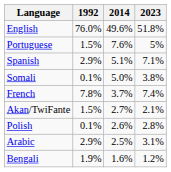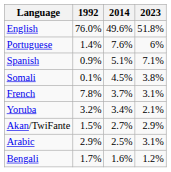(91, 45) 1.5% -> (91, 45) 1.4%
(157, 45) 5% -> (157, 45) 6%
(91, 61) 2.9% -> (91, 61) 0.9%
(122, 77) 5.0% -> (122, 77) 4.5%
(153, 93) 7.4% -> (153, 93) 3.1%
+ row: (22, 110)
(153, 110) 2.1% -> (153, 126) 2.9%
- row: (19, 126)
(91, 158) 1.9% -> (91, 158) 1.7%
